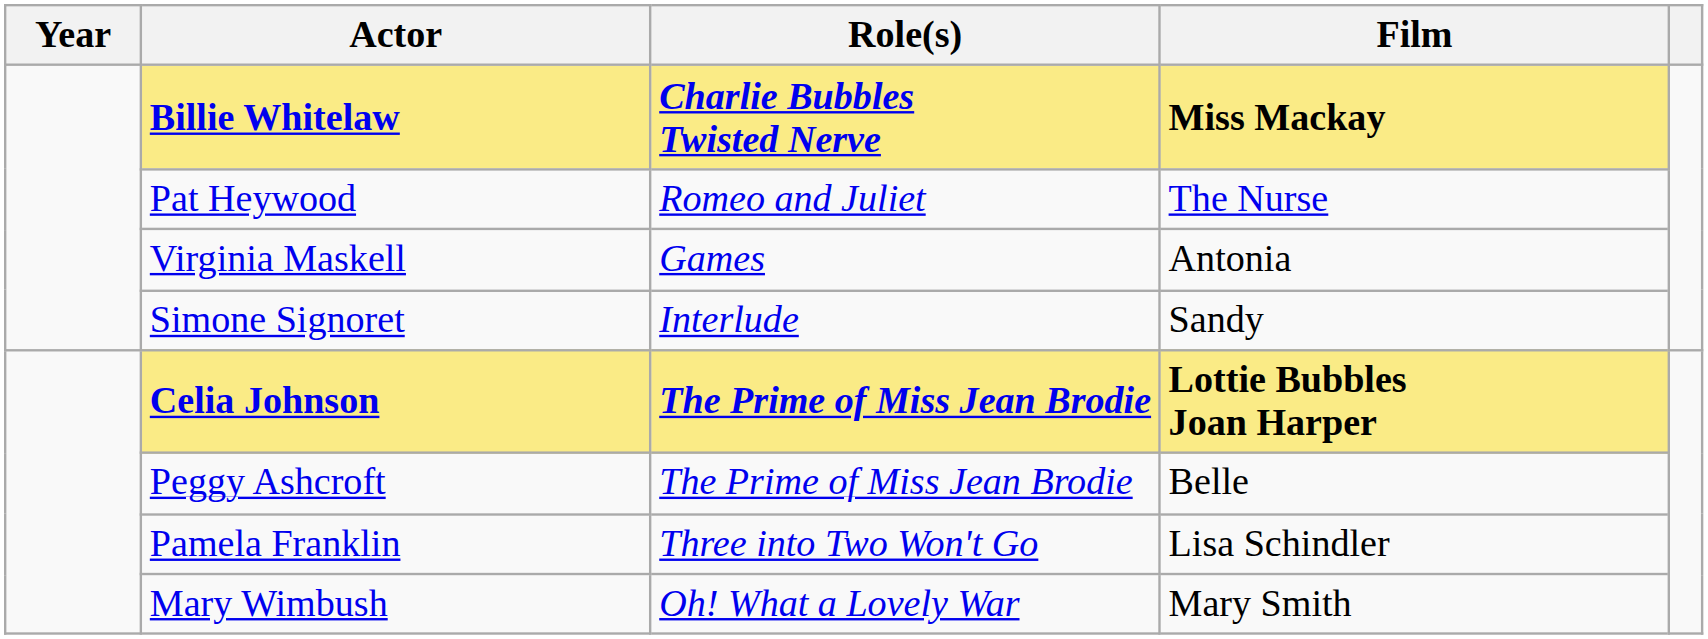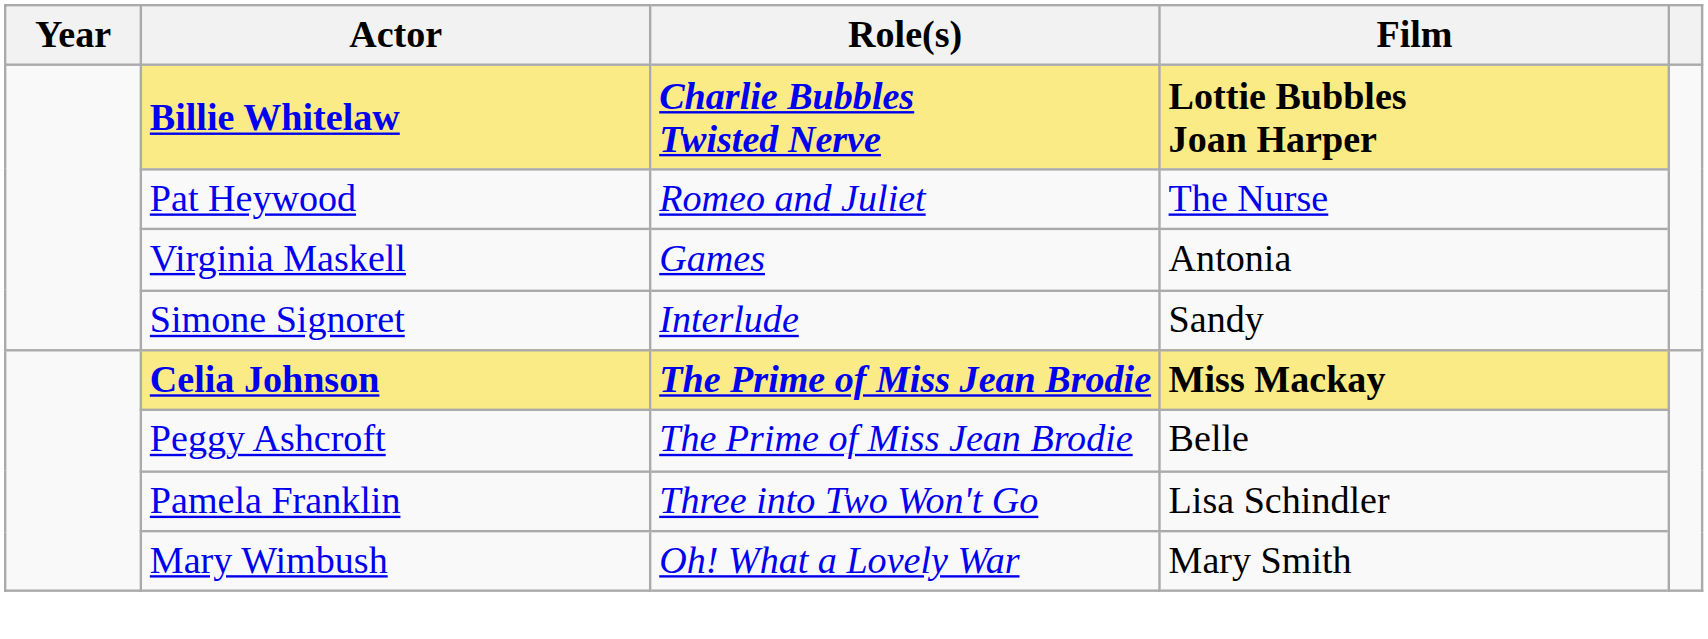(1277, 116) Miss Mackay -> (1288, 116) Lottie Bubbles Joan Harper
(1288, 400) Lottie Bubbles Joan Harper -> (1277, 379) Miss Mackay
